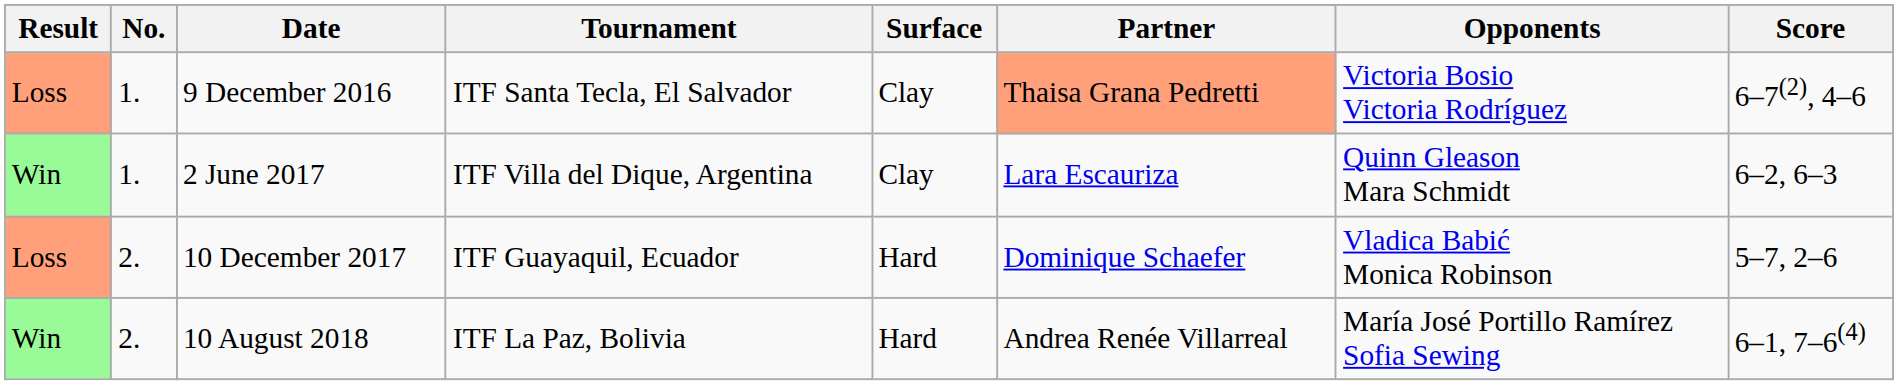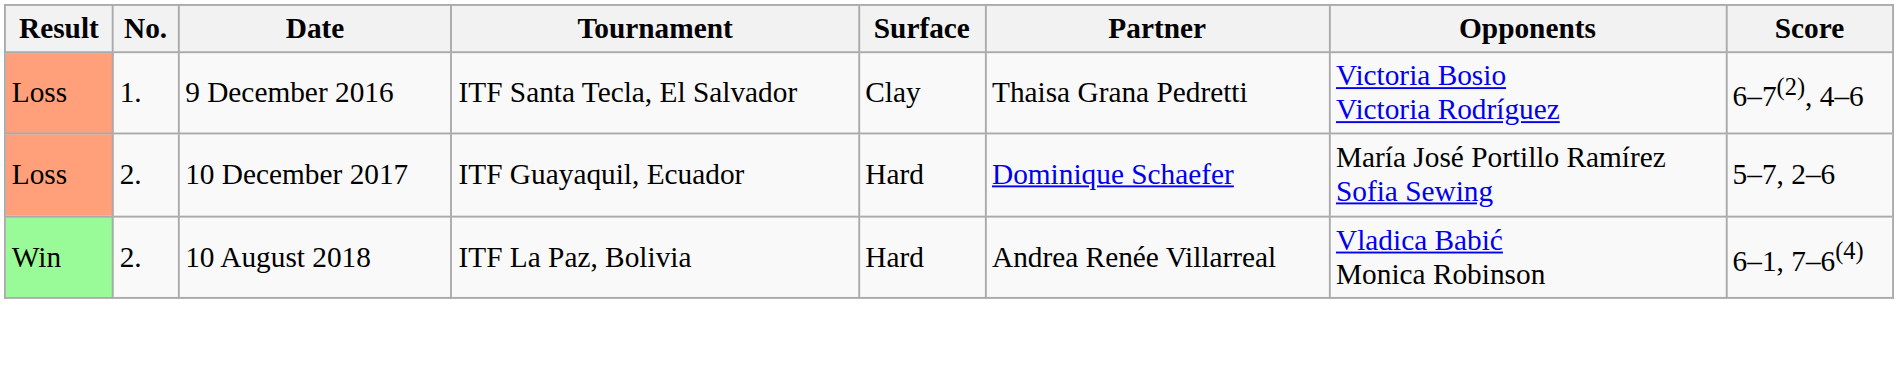(1131, 92) lightsalmon background -> (1120, 92) no background
- row: (254, 174)
(1448, 255) Vladica Babić Monica Robinson -> (1501, 174) María José Portillo Ramírez Sofia Sewing
(1508, 337) María José Portillo Ramírez Sofia Sewing -> (1441, 255) Vladica Babić Monica Robinson
